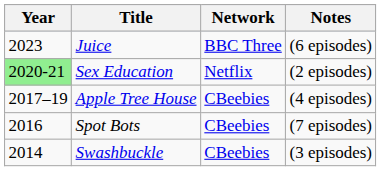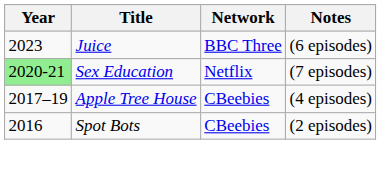(331, 71) (2 episodes) -> (331, 71) (7 episodes)
(331, 125) (7 episodes) -> (331, 125) (2 episodes)
- row: (119, 152)
